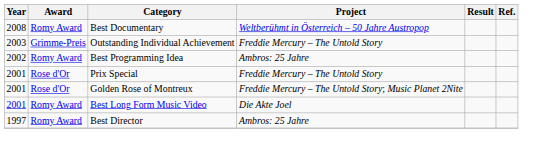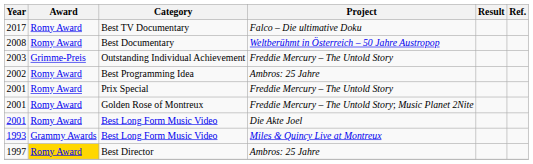+ row: (16, 27)
(50, 74) Rose d'Or -> (56, 89) Romy Award
(50, 89) Rose d'Or -> (56, 105) Romy Award
+ row: (16, 136)
(56, 120) no background -> (56, 151) gold background
